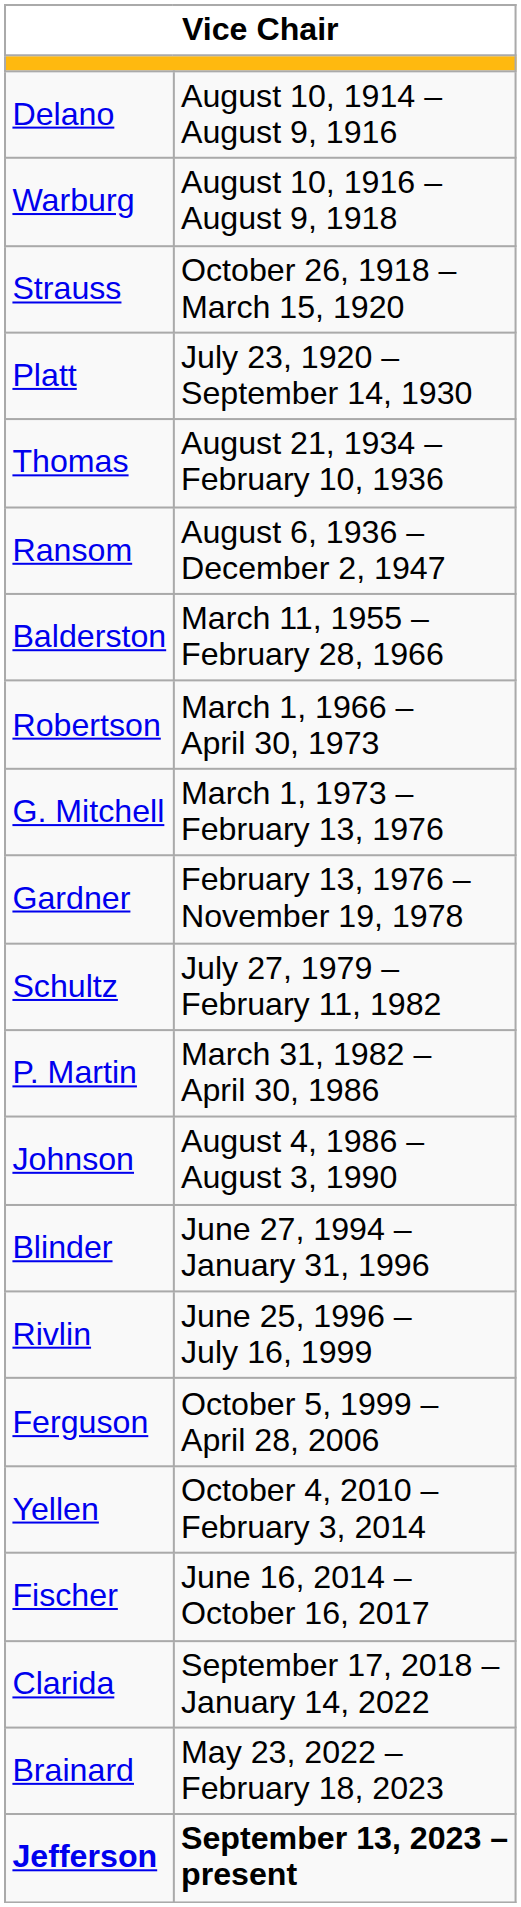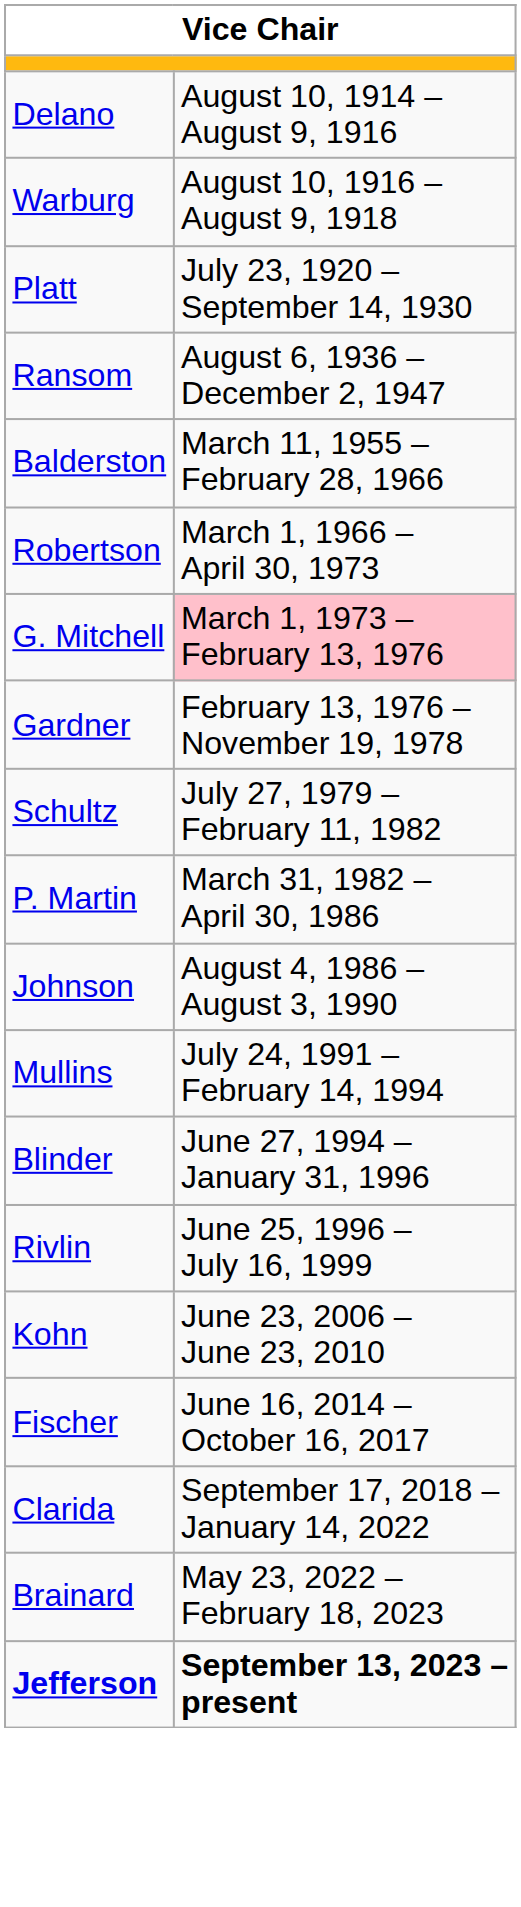- row: (67, 288)
- row: (71, 462)
(312, 811) no background -> (312, 637) pink background
+ row: (62, 1072)
- row: (80, 1421)
+ row: (50, 1334)
- row: (56, 1508)
